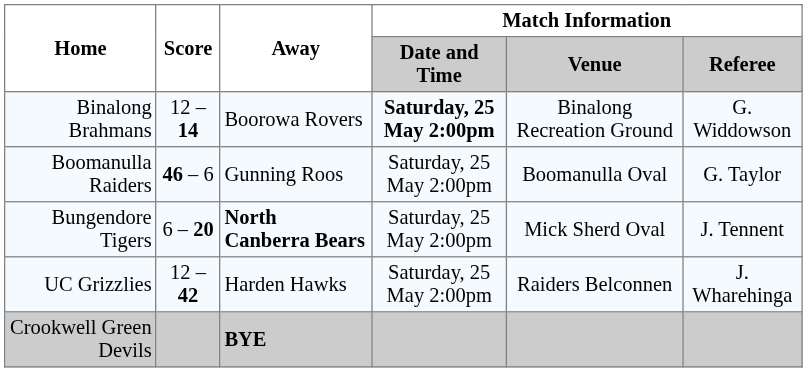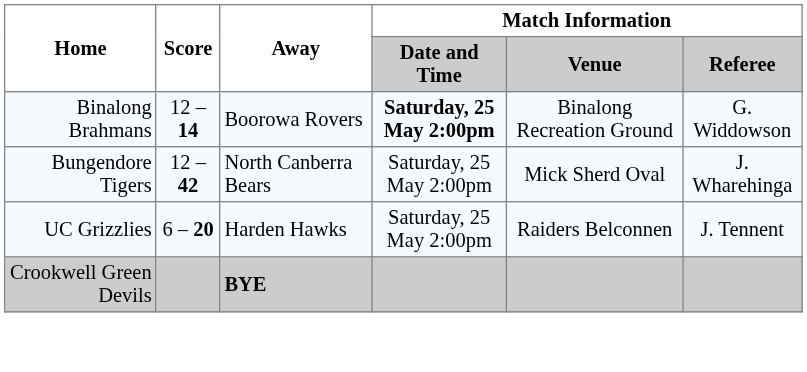- row: (102, 174)
(188, 229) 6 – 20 -> (188, 174) 12 – 42
(295, 229) bold -> (288, 174) normal
(742, 229) J. Tennent -> (742, 174) J. Wharehinga
(188, 284) 12 – 42 -> (188, 229) 6 – 20
(742, 284) J. Wharehinga -> (742, 229) J. Tennent
